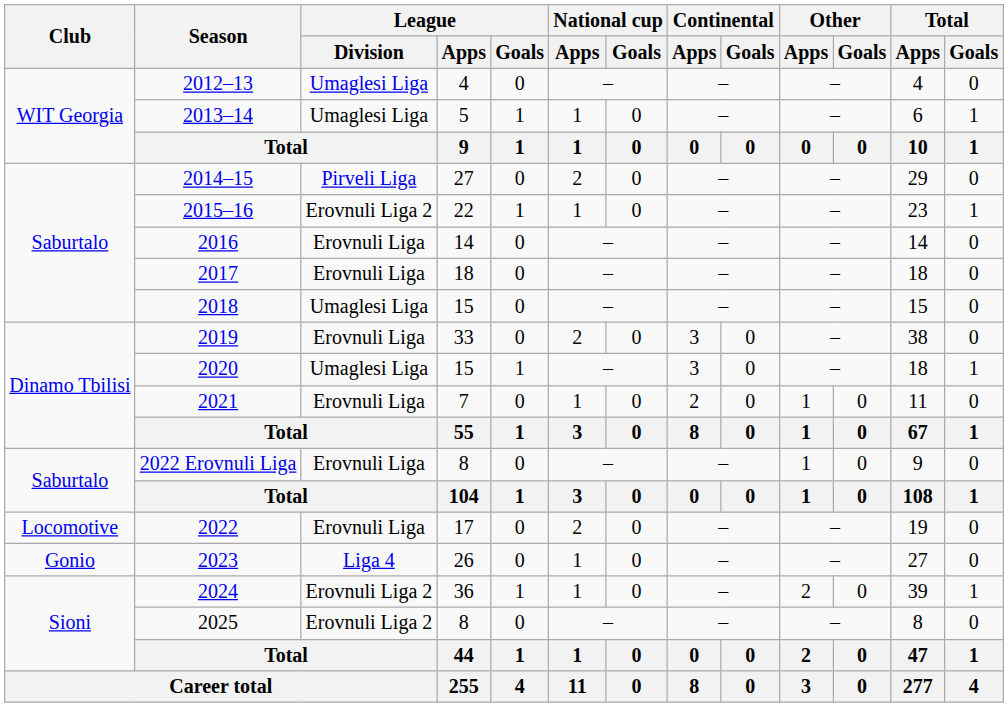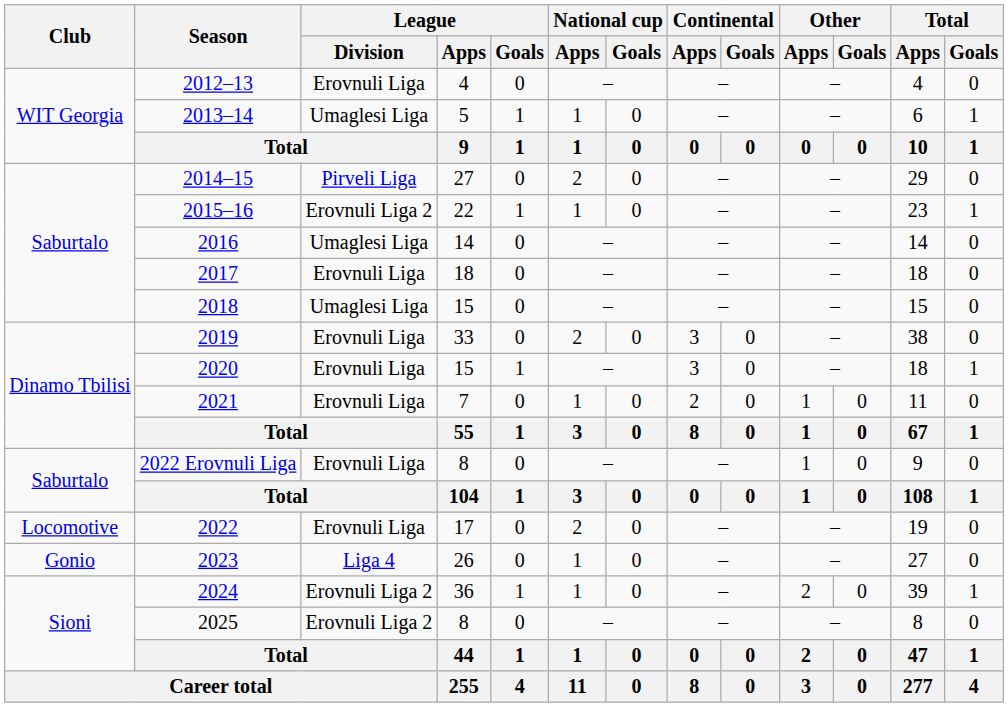(369, 83) Umaglesi Liga -> (369, 83) Erovnuli Liga
(369, 242) Erovnuli Liga -> (369, 242) Umaglesi Liga
(369, 369) Umaglesi Liga -> (369, 369) Erovnuli Liga
